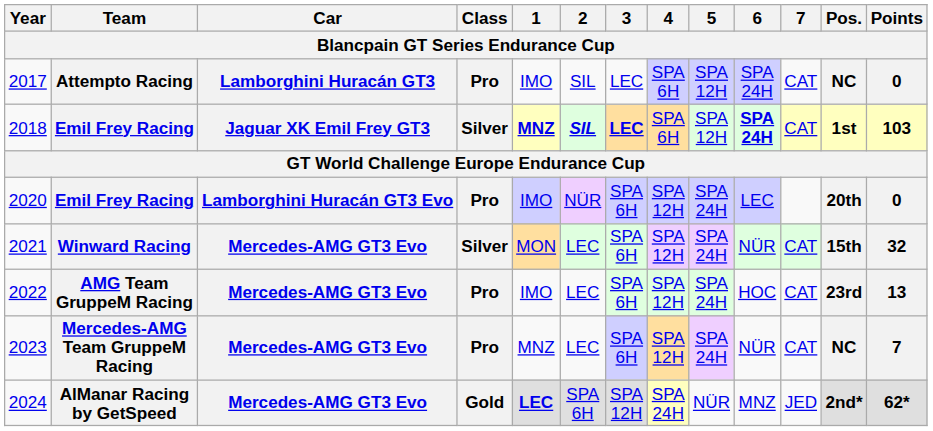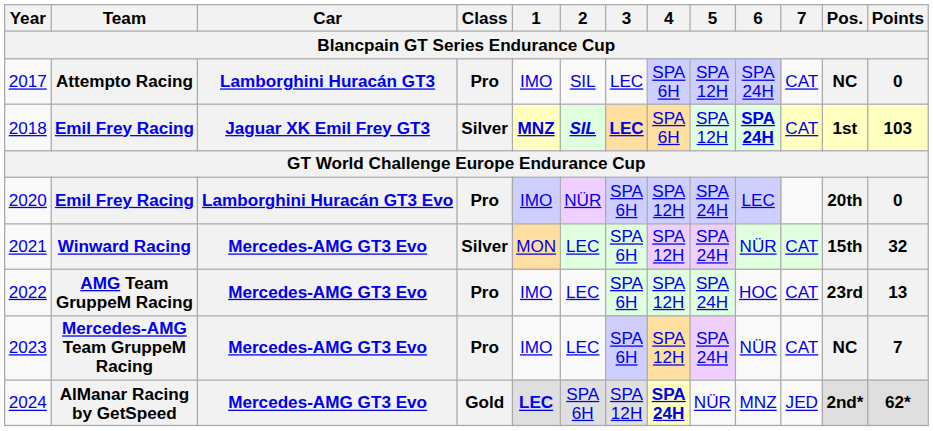(536, 347) MNZ -> (536, 347) IMO
(668, 403) normal -> (669, 403) bold
